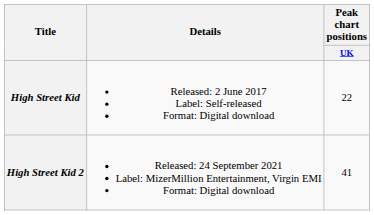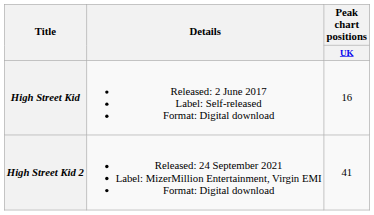(347, 97) 22 -> (347, 97) 16
